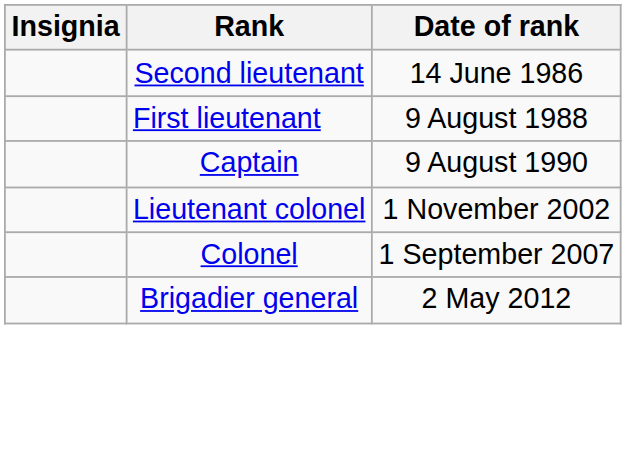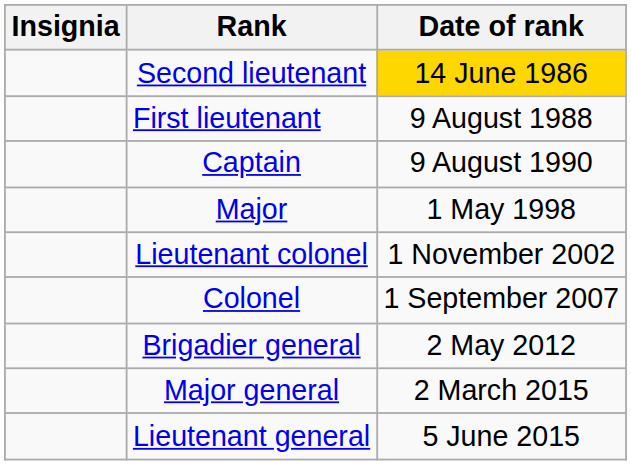(496, 72) no background -> (501, 72) gold background
+ row: (252, 208)
+ row: (252, 390)
+ row: (252, 436)
